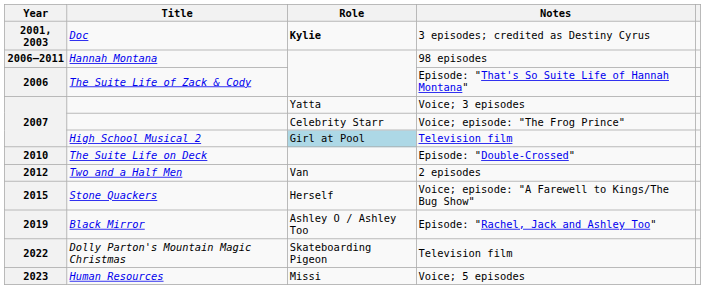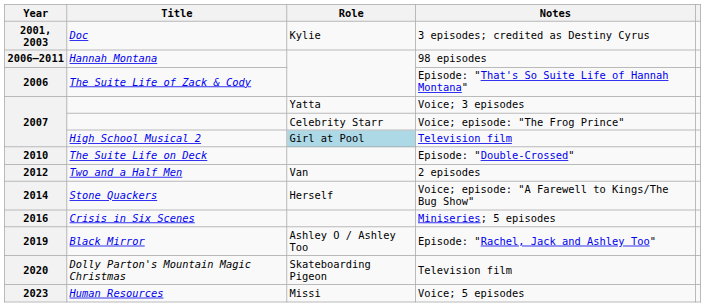(305, 36) bold -> (305, 36) normal
(36, 195) 2015 -> (36, 195) 2014
+ row: (132, 218)
(36, 253) 2022 -> (36, 270) 2020
